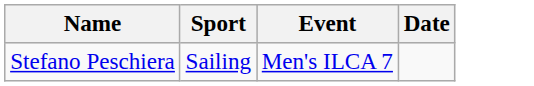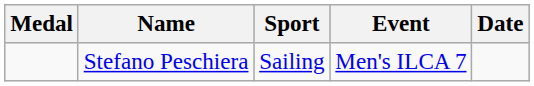+ column: (42, 23)
